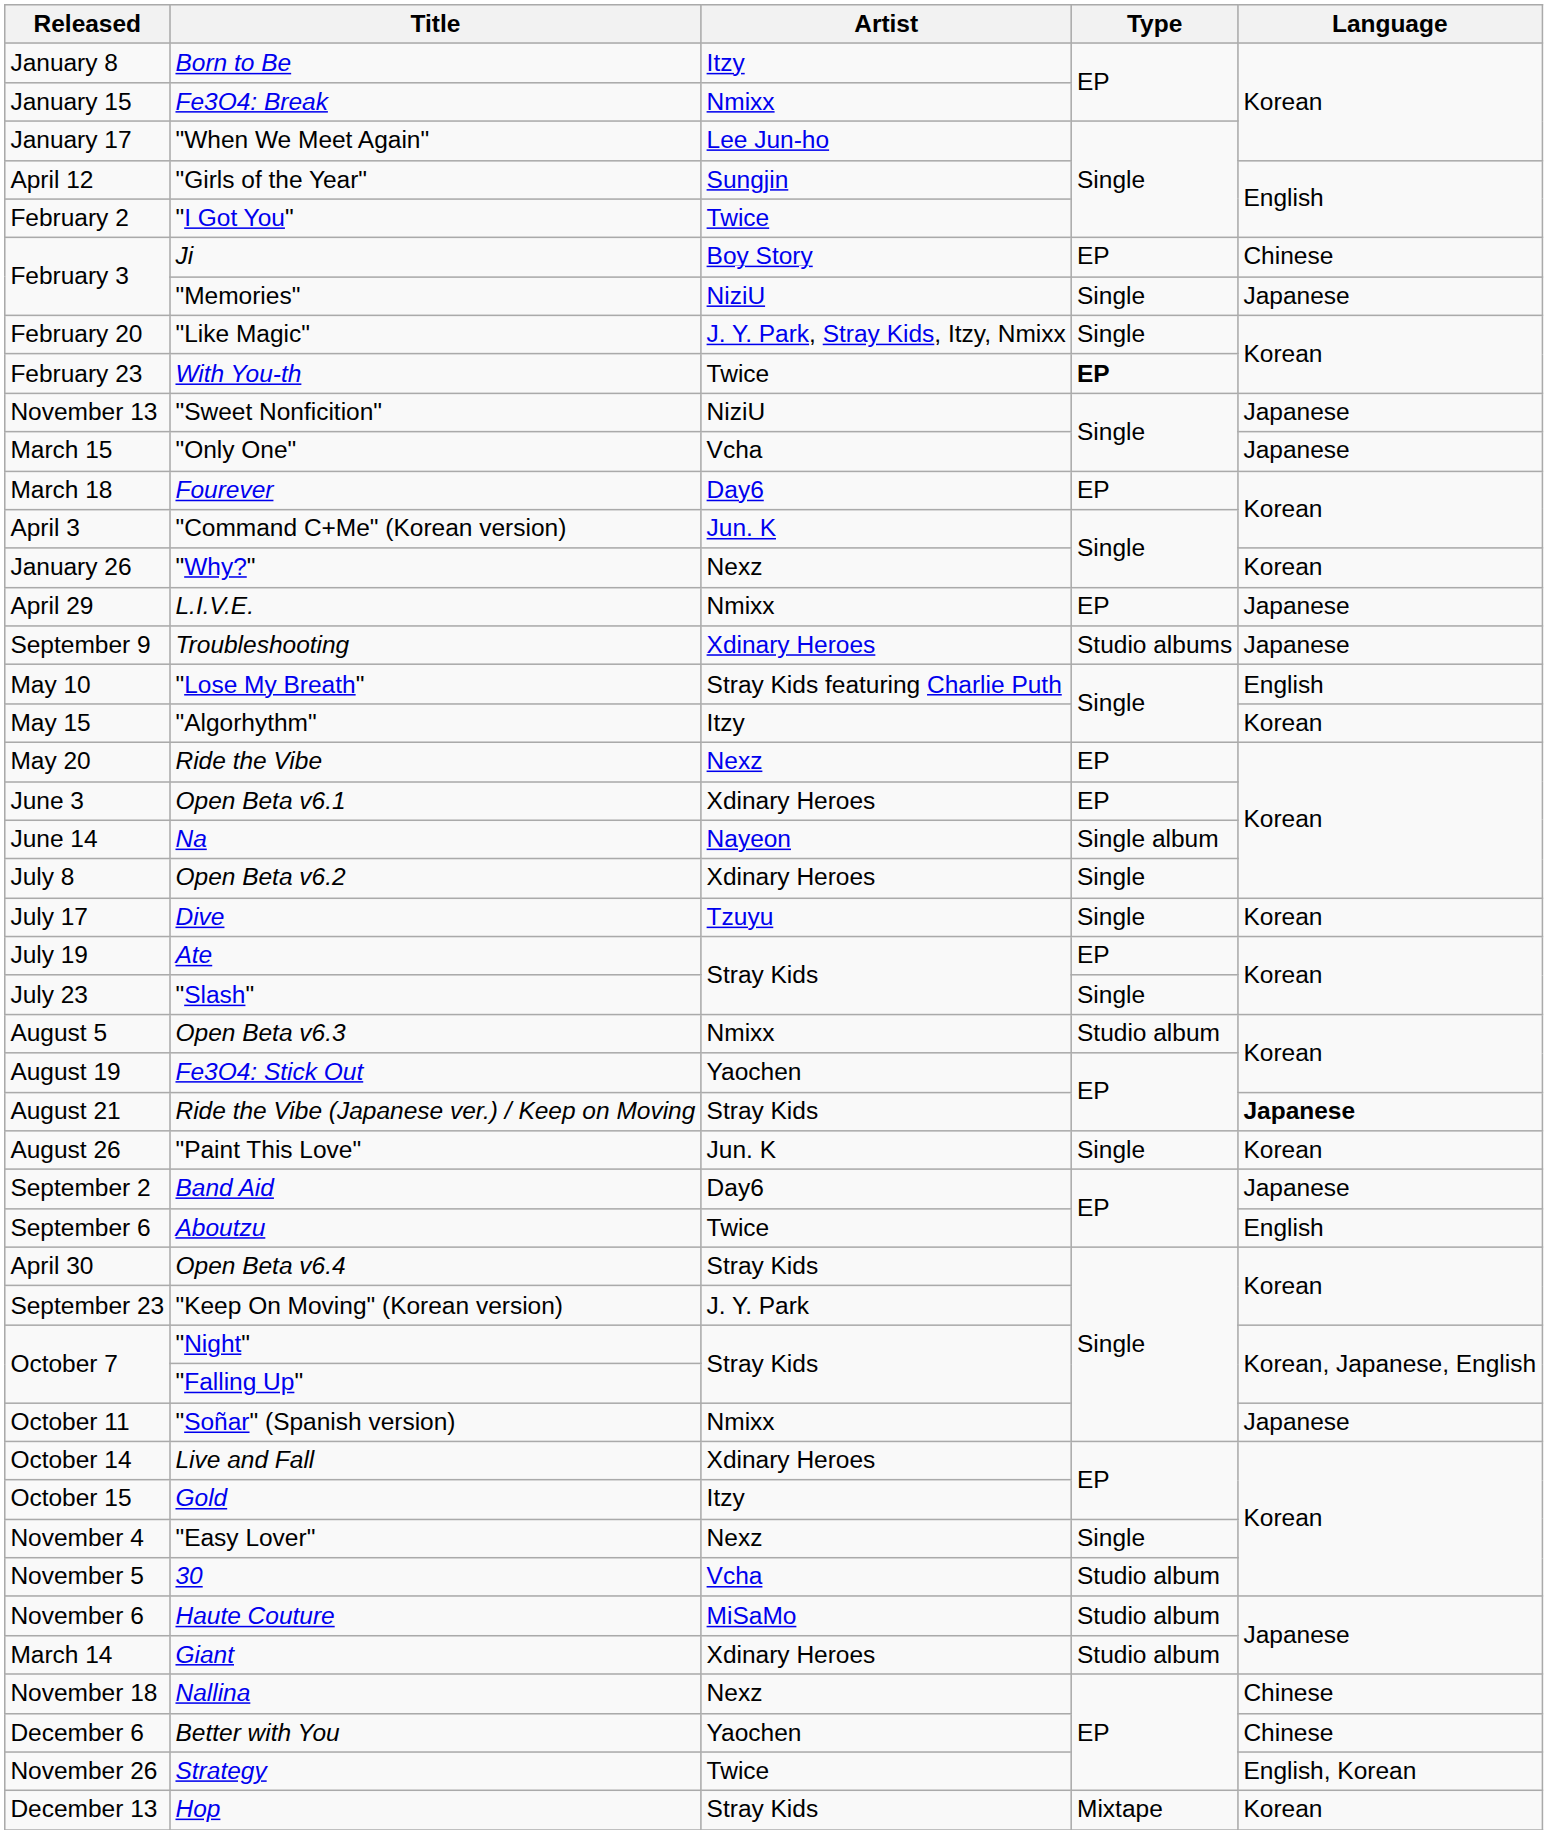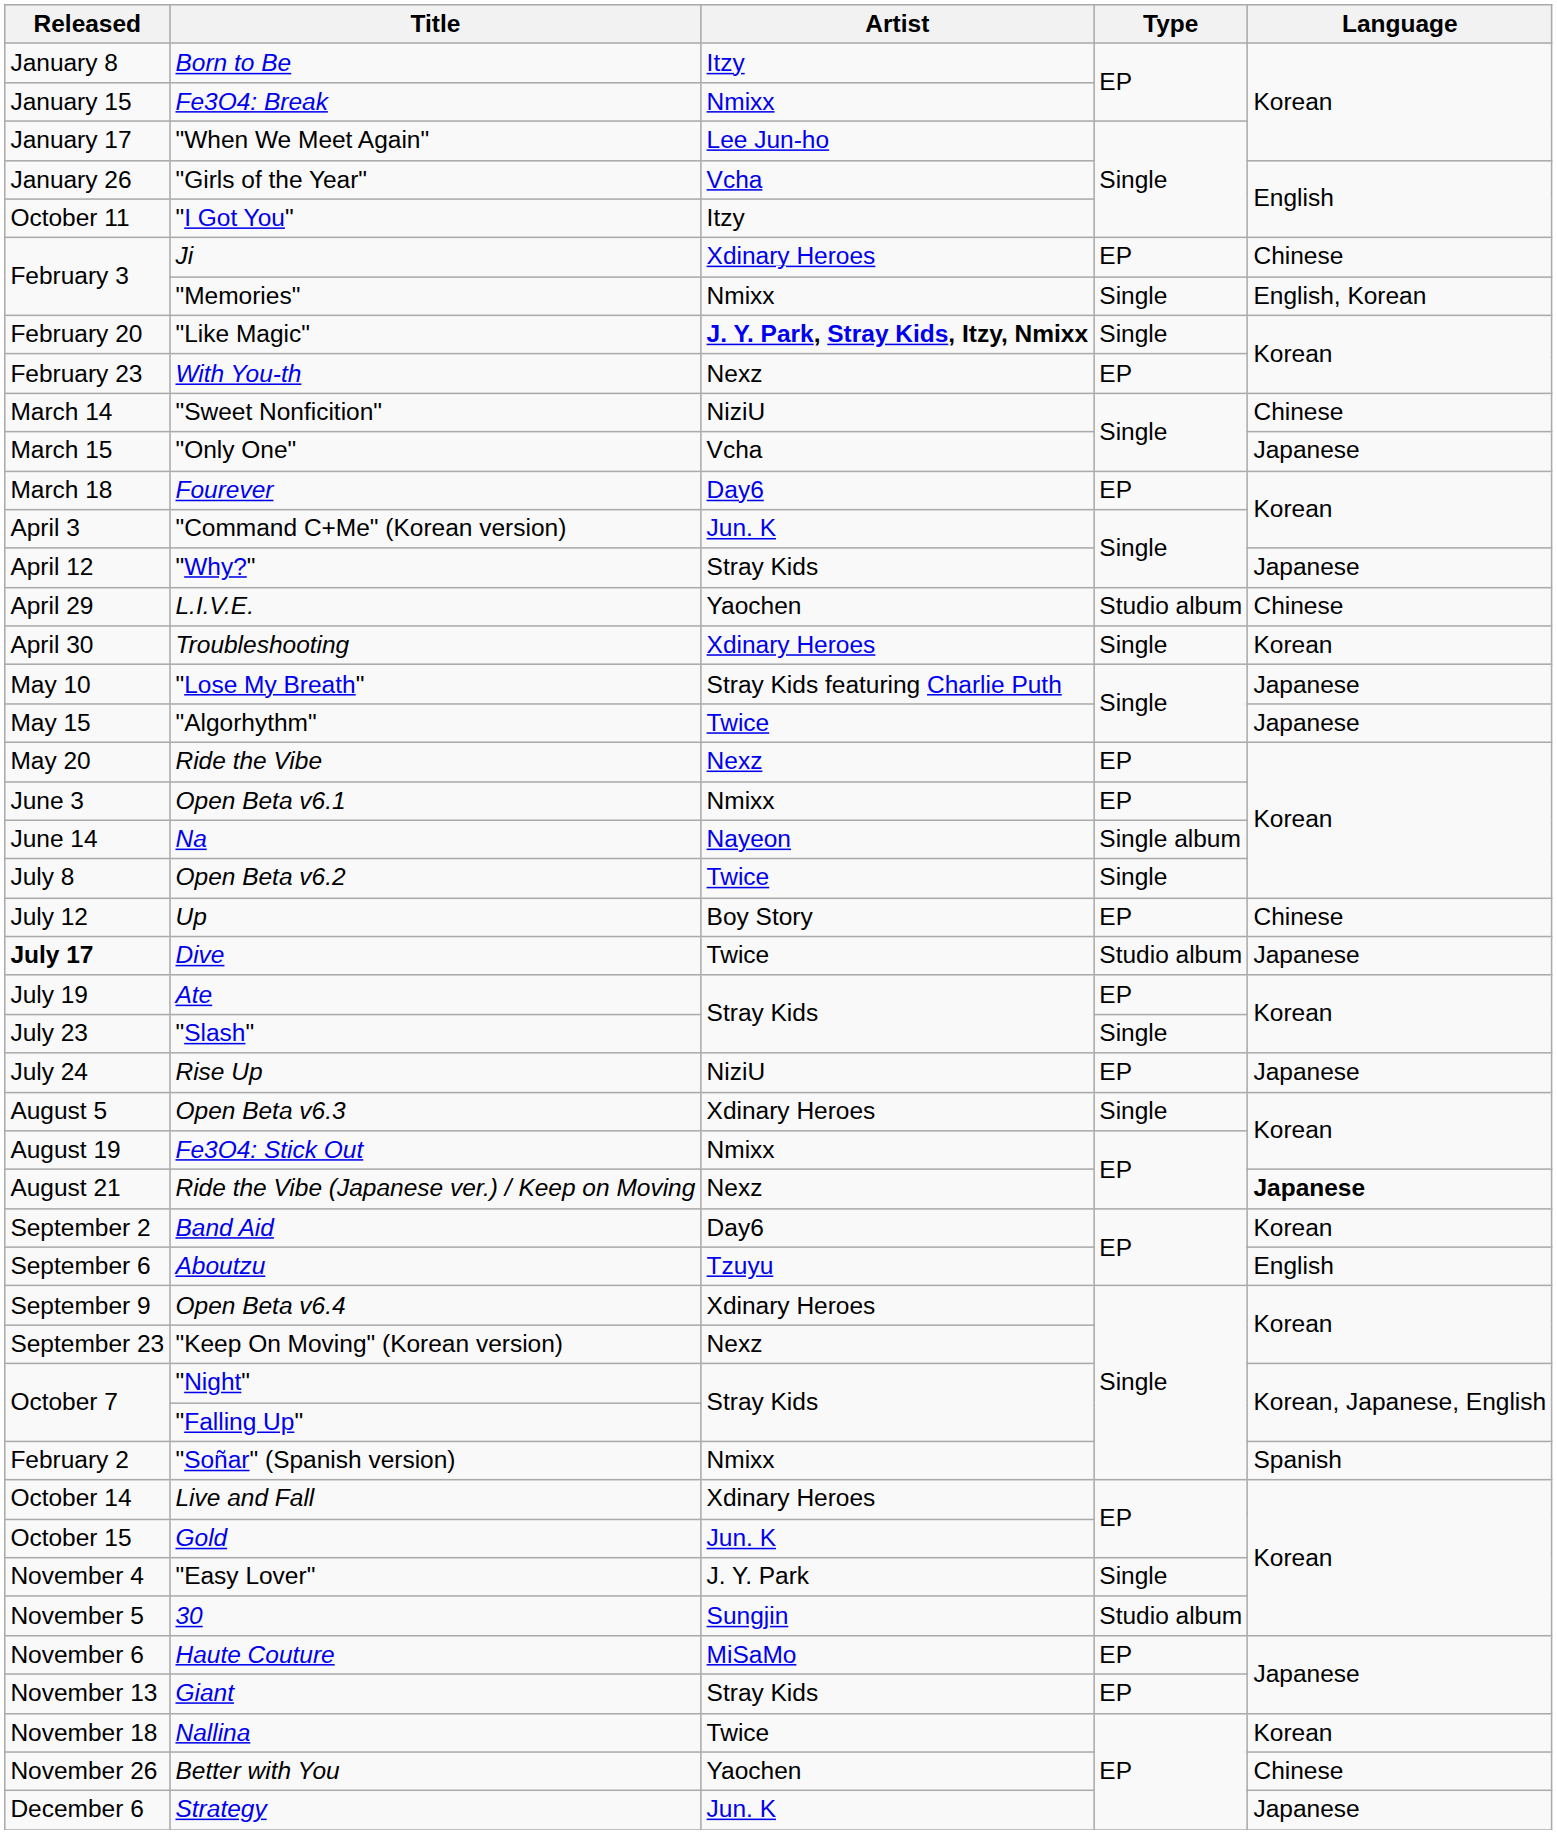(52, 179) April 12 -> (71, 179) January 26
(747, 179) Sungjin -> (735, 179) Vcha
(70, 218) February 2 -> (70, 218) October 11
(738, 218) Twice -> (726, 218) Itzy
(760, 256) Boy Story -> (791, 256) Xdinary Heroes
(736, 295) NiziU -> (741, 295) Nmixx
(1297, 295) Japanese -> (1340, 295) English, Korean
(886, 334) normal -> (897, 334) bold
(738, 373) Twice -> (734, 373) Nexz
(1093, 373) bold -> (1116, 373) normal
(84, 412) November 13 -> (61, 412) March 14
(1297, 412) Japanese -> (1298, 412) Chinese
(71, 567) January 26 -> (52, 567) April 12
(734, 567) Nexz -> (762, 567) Stray Kids
(1283, 567) Korean -> (1307, 567) Japanese
(741, 606) Nmixx -> (754, 606) Yaochen
(1093, 606) EP -> (1171, 606) Studio album
(1297, 606) Japanese -> (1298, 606) Chinese
(80, 645) September 9 -> (52, 645) April 30
(1155, 645) Studio albums -> (1133, 645) Single
(1297, 645) Japanese -> (1293, 645) Korean
(1284, 683) English -> (1307, 683) Japanese
(726, 722) Itzy -> (738, 722) Twice
(1283, 722) Korean -> (1307, 722) Japanese
(791, 800) Xdinary Heroes -> (741, 800) Nmixx
(791, 878) Xdinary Heroes -> (738, 878) Twice
+ row: (191, 916)
(49, 916) normal -> (52, 955) bold
(740, 916) Tzuyu -> (738, 955) Twice
(1111, 916) Single -> (1171, 955) Studio album
(1283, 916) Korean -> (1307, 955) Japanese
+ row: (219, 1072)
(741, 1033) Nmixx -> (791, 1110) Xdinary Heroes
(1148, 1033) Studio album -> (1133, 1110) Single
(754, 1072) Yaochen -> (741, 1149) Nmixx
(762, 1110) Stray Kids -> (734, 1188) Nexz
- row: (268, 1149)
(1297, 1188) Japanese -> (1293, 1227) Korean
(738, 1227) Twice -> (740, 1266) Tzuyu
(52, 1266) April 30 -> (80, 1305) September 9
(762, 1266) Stray Kids -> (791, 1305) Xdinary Heroes
(758, 1305) J. Y. Park -> (734, 1343) Nexz
(70, 1421) October 11 -> (70, 1460) February 2
(1297, 1421) Japanese -> (1298, 1460) Spanish
(726, 1499) Itzy -> (741, 1538) Jun. K
(734, 1538) Nexz -> (758, 1576) J. Y. Park
(735, 1576) Vcha -> (747, 1615) Sungjin
(1148, 1615) Studio album -> (1116, 1654) EP
(61, 1654) March 14 -> (84, 1693) November 13
(791, 1654) Xdinary Heroes -> (762, 1693) Stray Kids
(1148, 1654) Studio album -> (1116, 1693) EP
(734, 1693) Nexz -> (738, 1732) Twice
(1288, 1693) Chinese -> (1293, 1732) Korean
(77, 1732) December 6 -> (84, 1770) November 26
(84, 1770) November 26 -> (77, 1809) December 6
(738, 1770) Twice -> (741, 1809) Jun. K
(1330, 1770) English, Korean -> (1307, 1809) Japanese
- row: (198, 1809)
